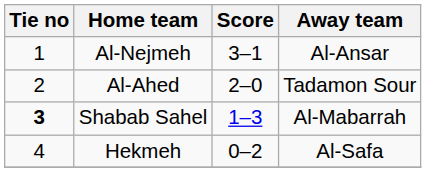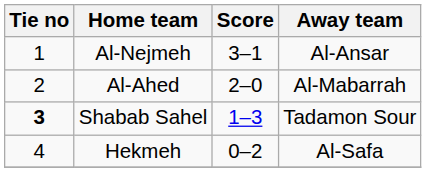(350, 85) Tadamon Sour -> (350, 85) Al-Mabarrah
(350, 118) Al-Mabarrah -> (350, 118) Tadamon Sour
